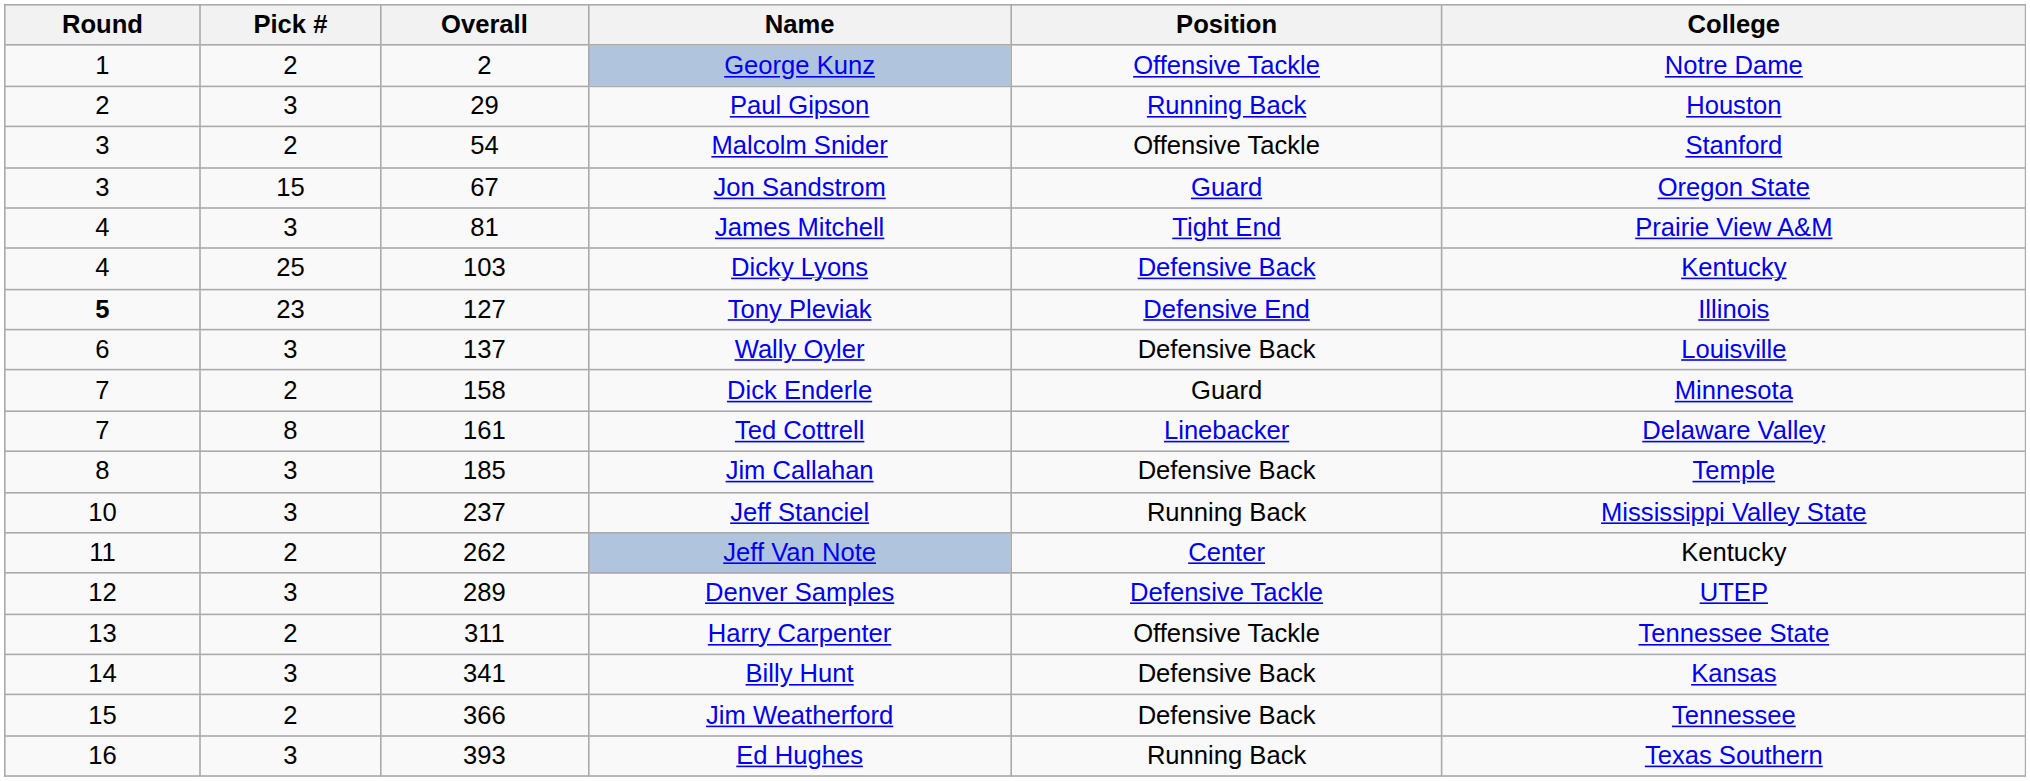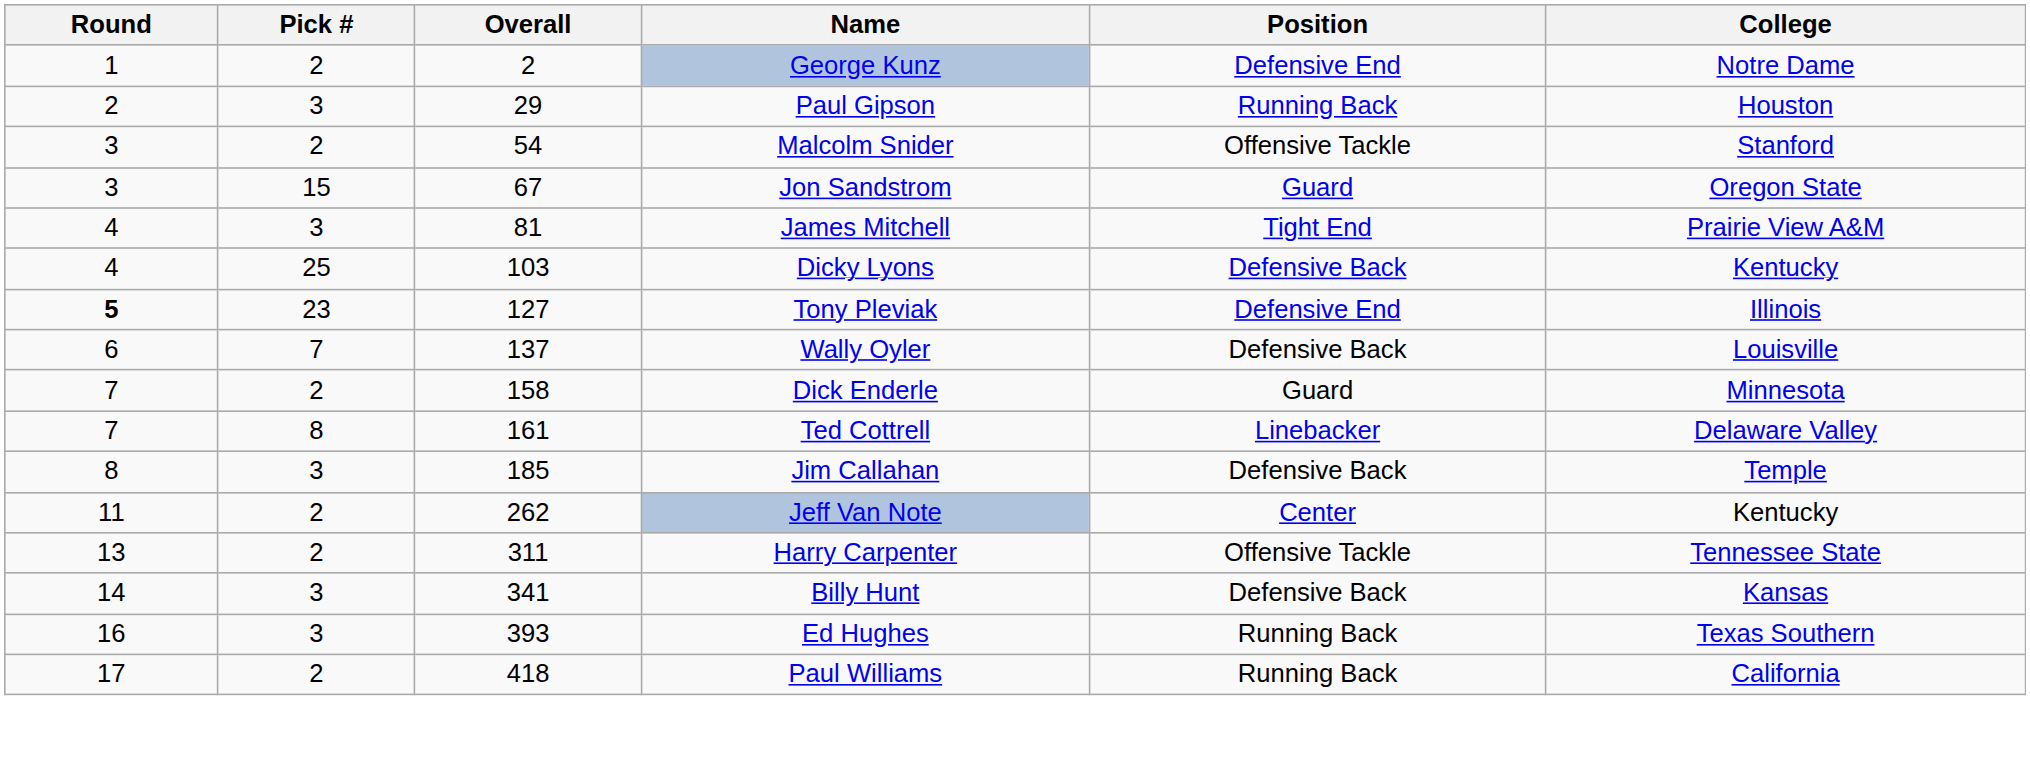(1227, 65) Offensive Tackle -> (1318, 65) Defensive End
(290, 349) 3 -> (316, 349) 7
- row: (800, 512)
- row: (800, 593)
- row: (800, 715)
+ row: (865, 674)
